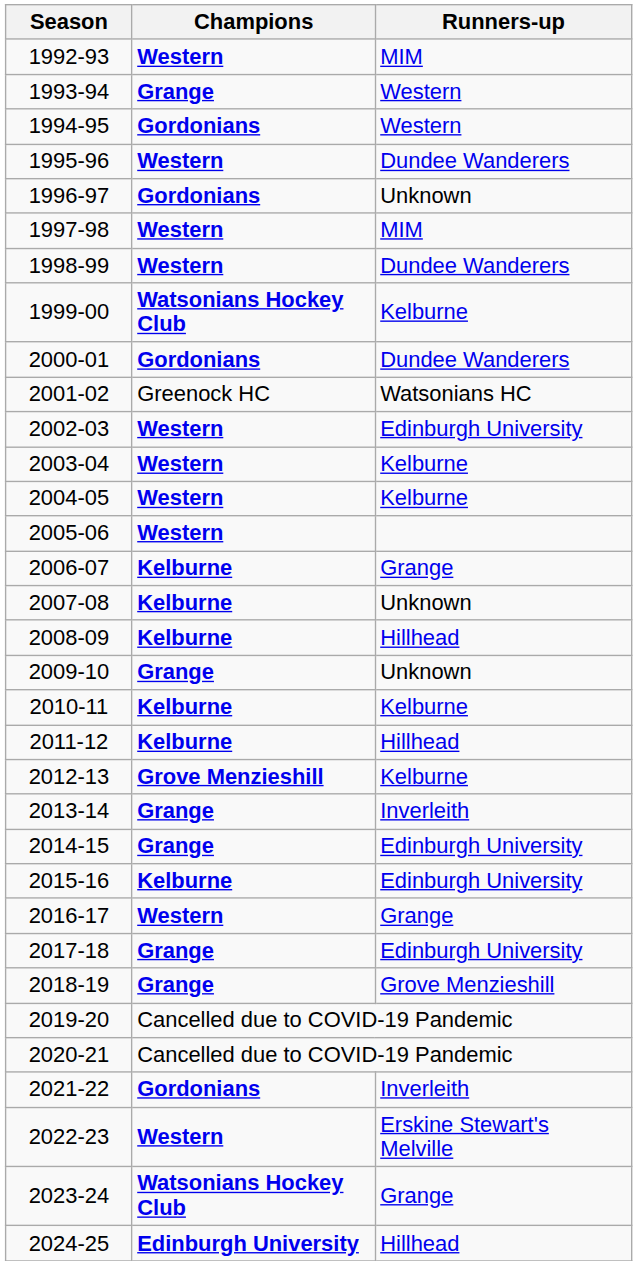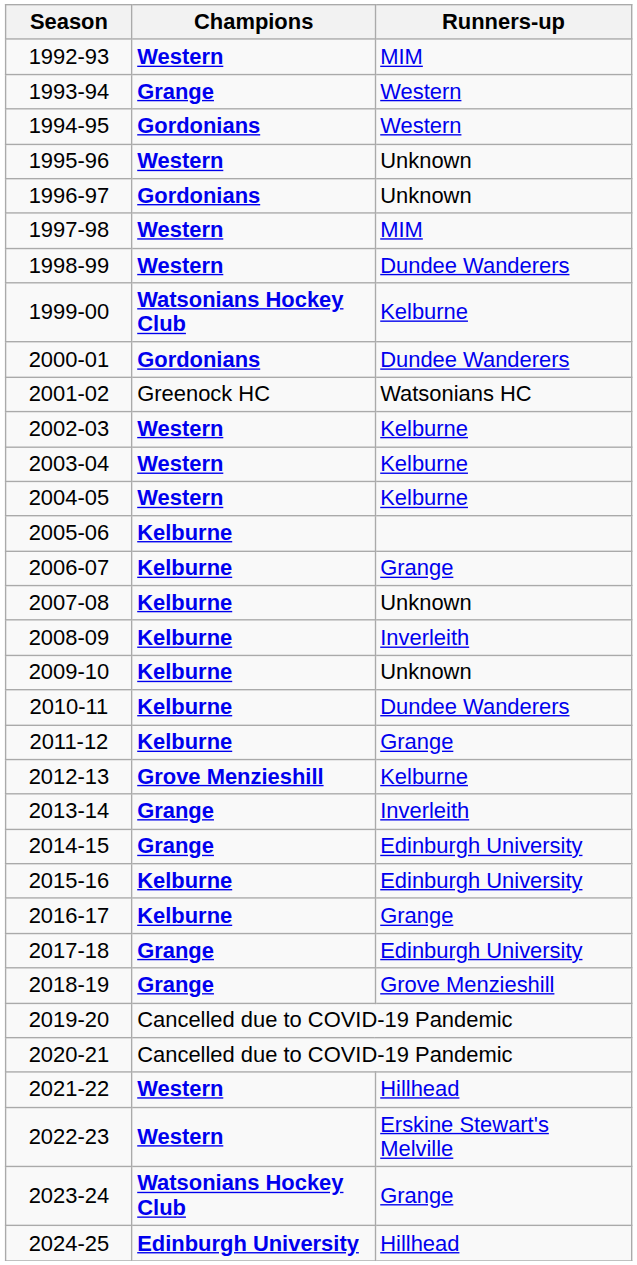(475, 160) Dundee Wanderers -> (426, 160) Unknown
(481, 428) Edinburgh University -> (424, 428) Kelburne
(180, 533) Western -> (185, 533) Kelburne
(420, 637) Hillhead -> (425, 637) Inverleith
(176, 672) Grange -> (185, 672) Kelburne
(424, 707) Kelburne -> (475, 707) Dundee Wanderers
(420, 741) Hillhead -> (417, 741) Grange
(180, 915) Western -> (185, 915) Kelburne
(199, 1089) Gordonians -> (180, 1089) Western
(425, 1089) Inverleith -> (420, 1089) Hillhead
